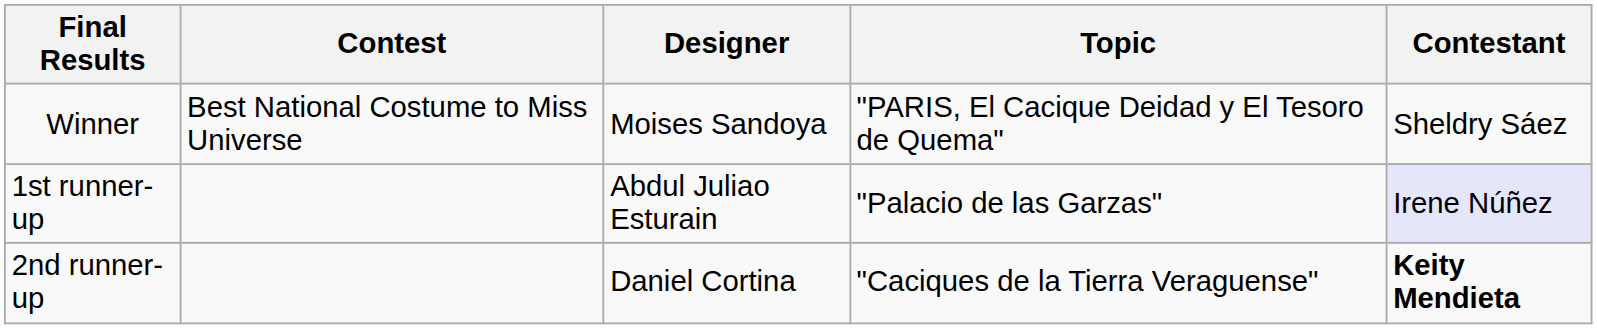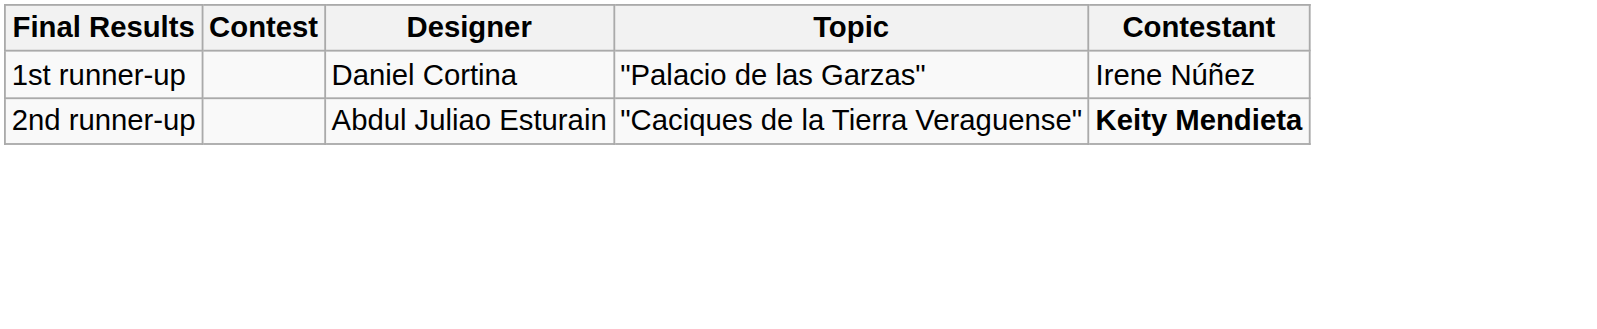- row: (93, 123)
(690, 202) Abdul Juliao Esturain -> (424, 74) Daniel Cortina
(1473, 202) lavender background -> (1175, 74) no background
(703, 282) Daniel Cortina -> (469, 120) Abdul Juliao Esturain
